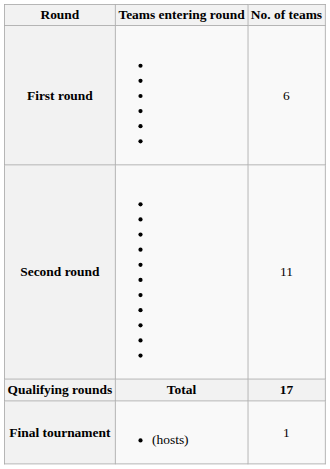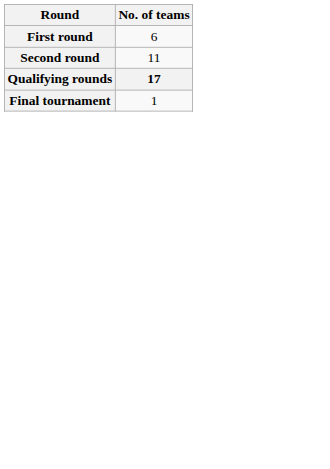- column: (182, 15)
